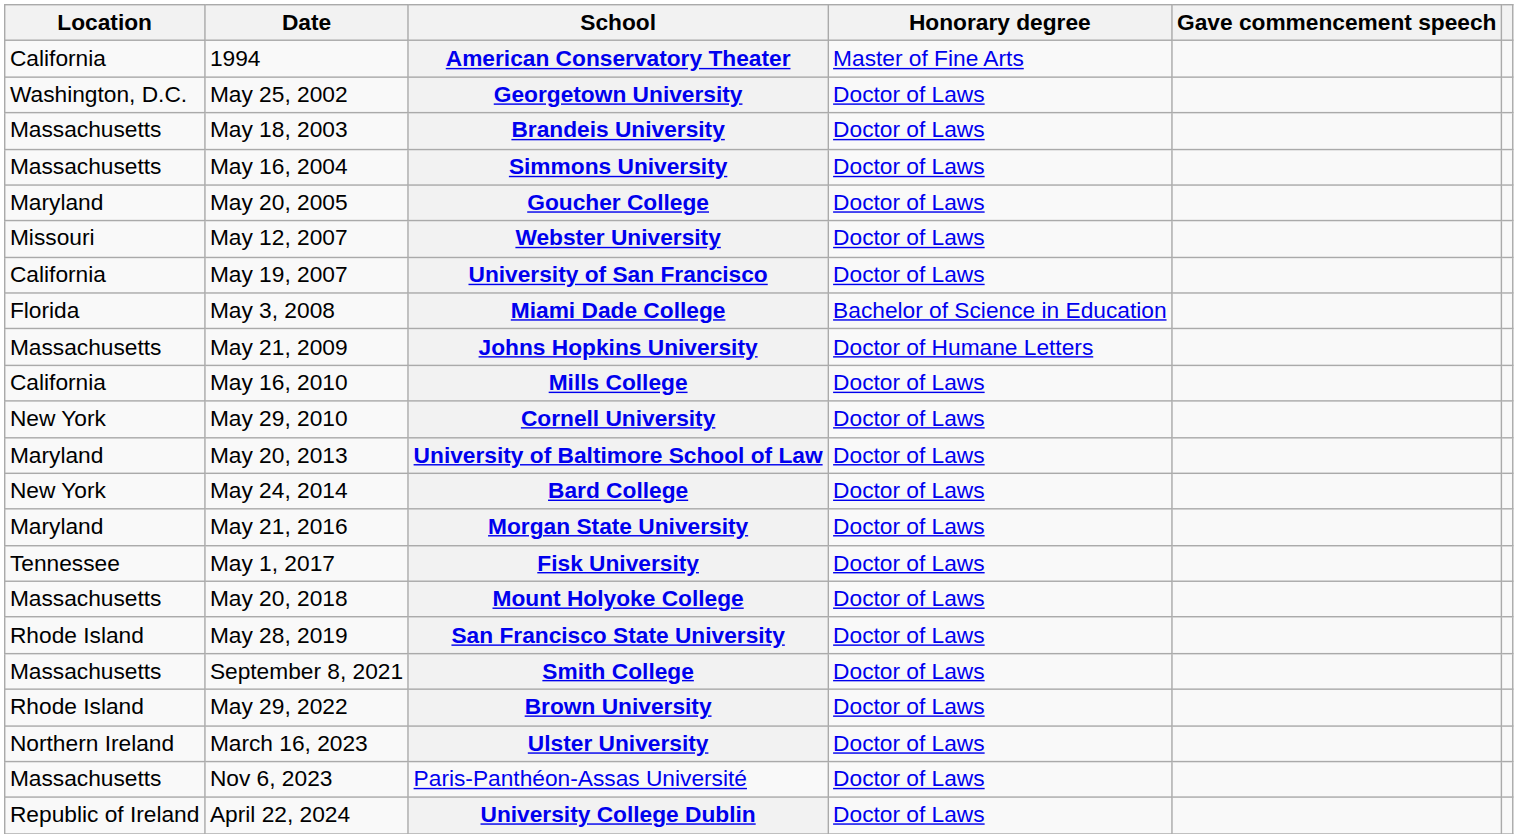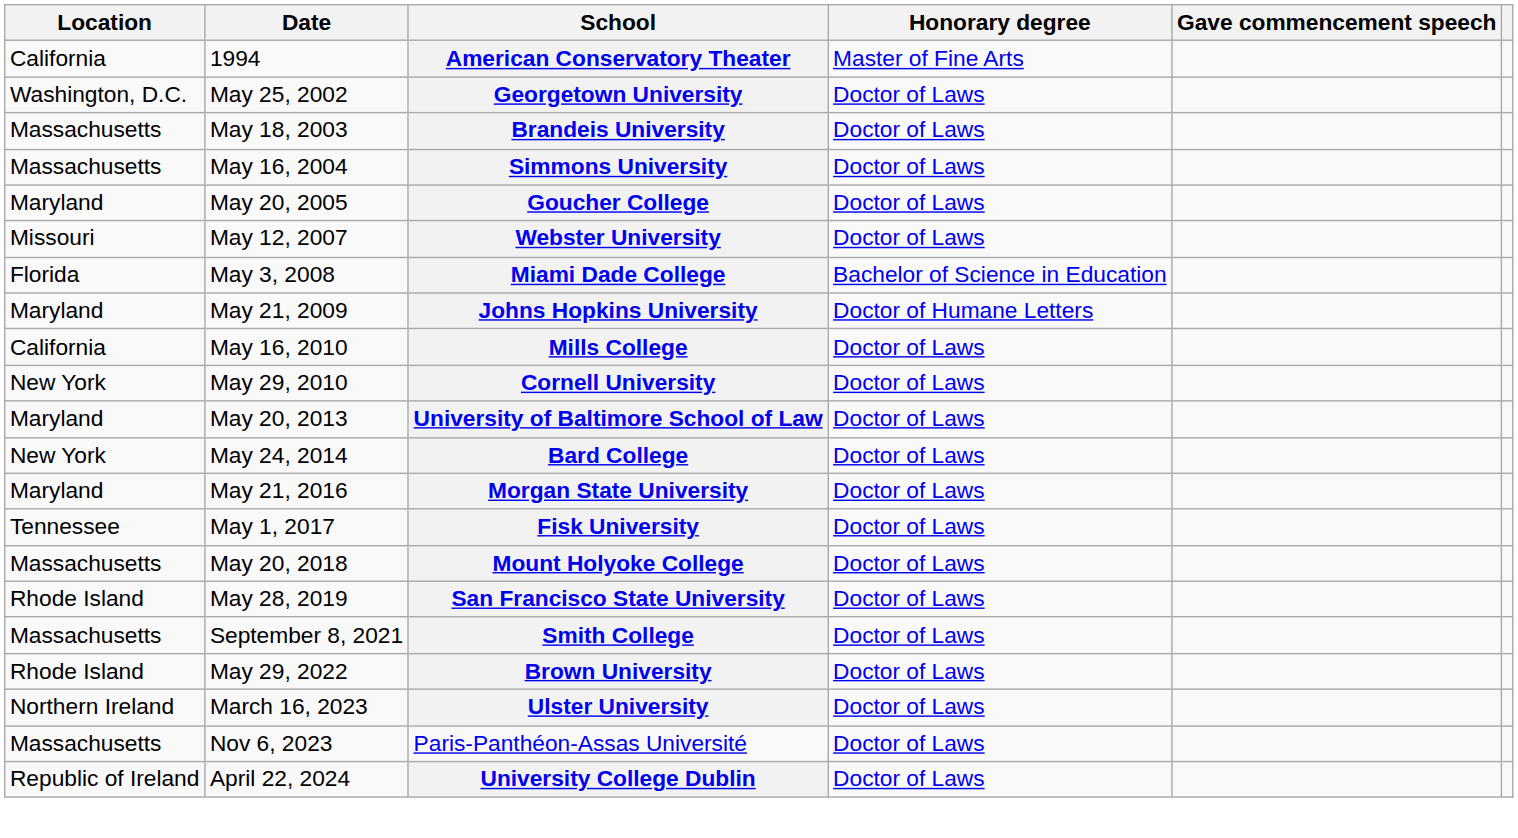- row: (618, 274)
(86, 346) Massachusetts -> (57, 310) Maryland
